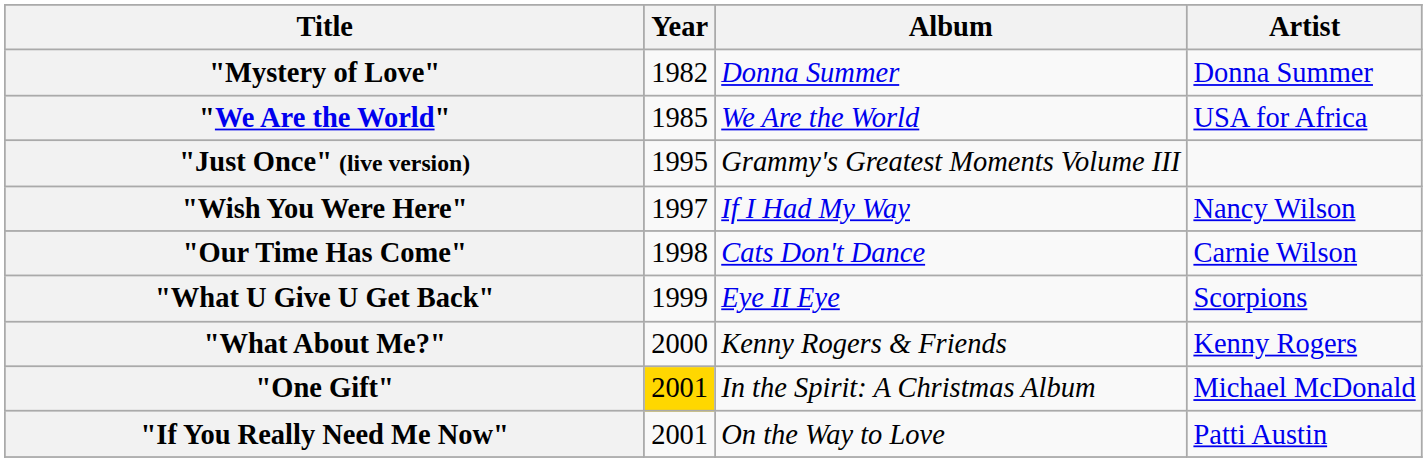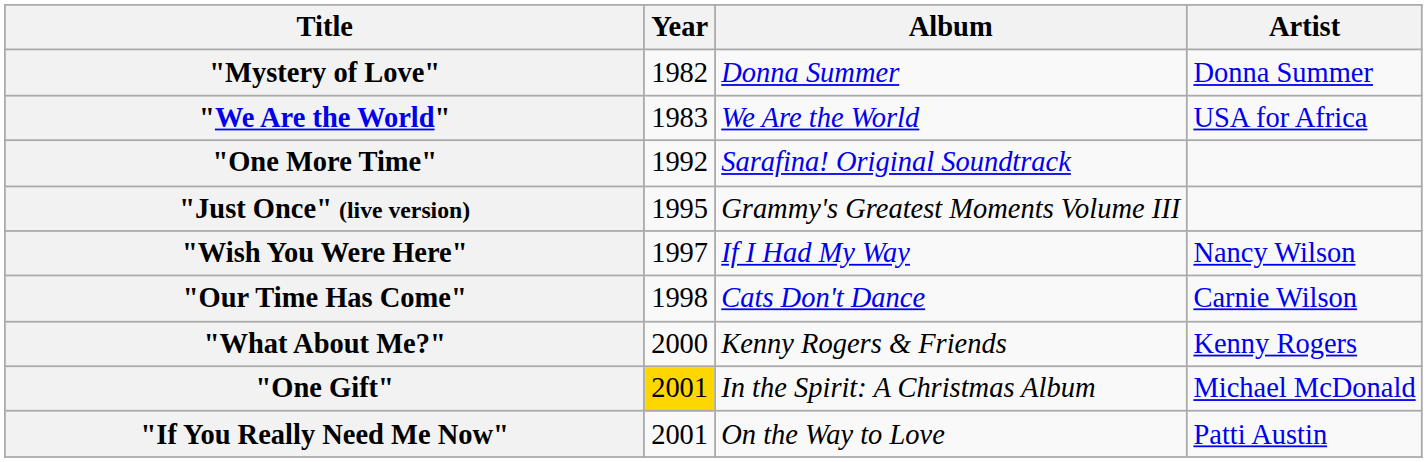(680, 117) 1985 -> (680, 117) 1983
+ row: (325, 162)
- row: (325, 298)
